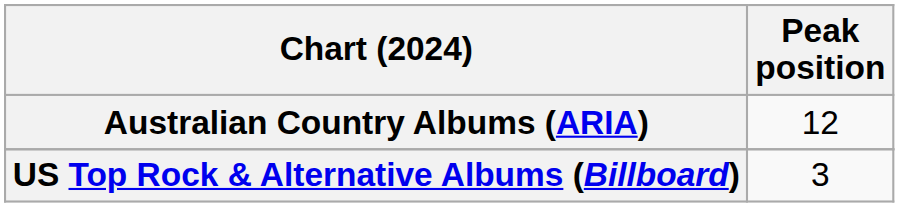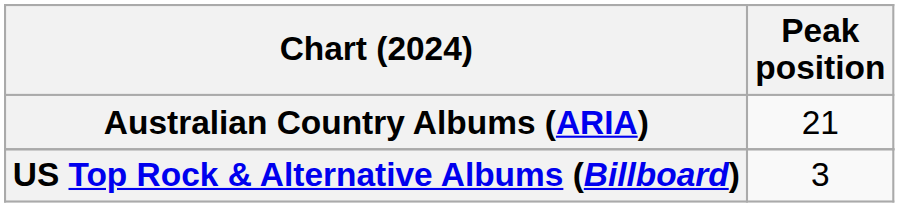(820, 121) 12 -> (820, 121) 21
